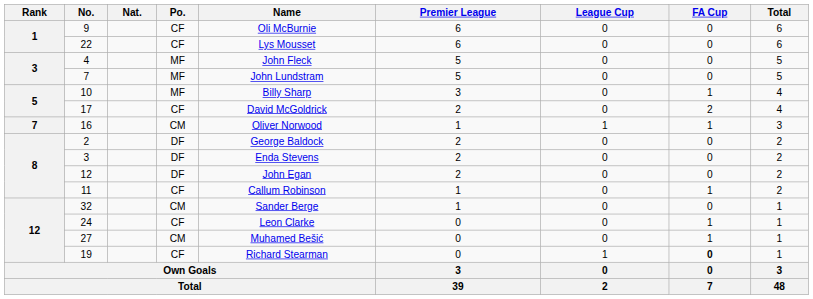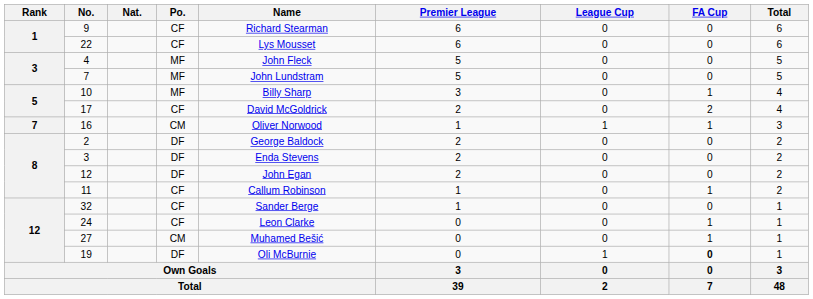(287, 29) Oli McBurnie -> (287, 29) Richard Stearman
(178, 206) CM -> (178, 206) CF
(178, 254) CF -> (178, 254) DF
(287, 254) Richard Stearman -> (287, 254) Oli McBurnie
